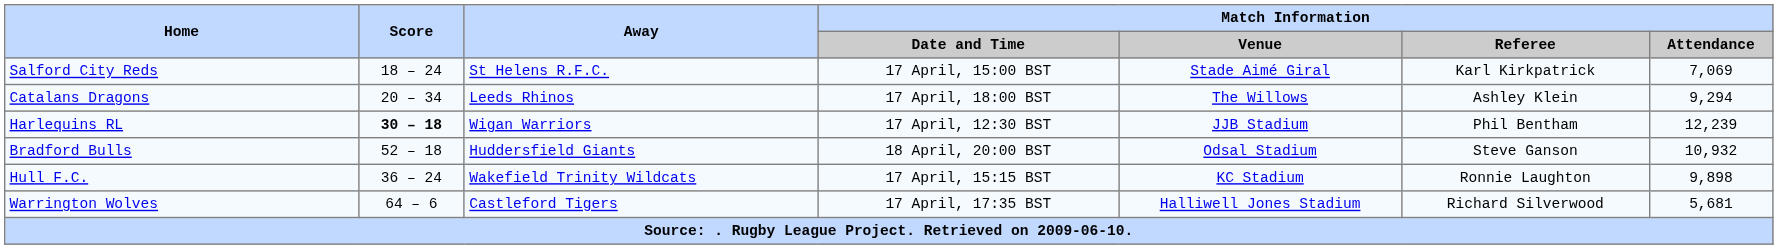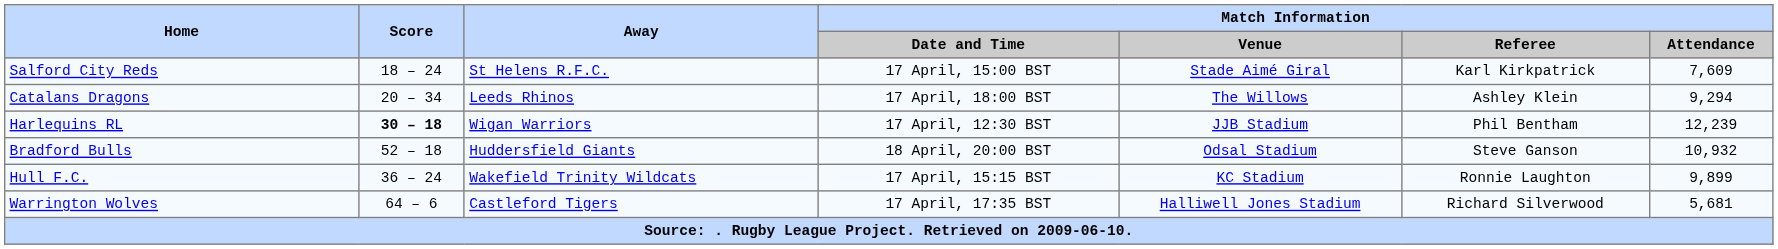(1711, 71) 7,069 -> (1711, 71) 7,609
(1711, 178) 9,898 -> (1711, 178) 9,899
